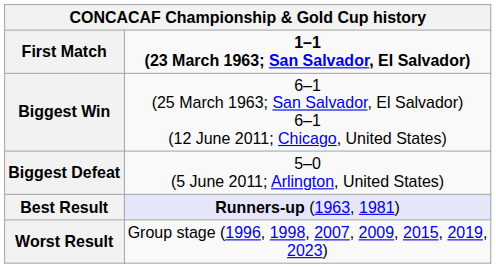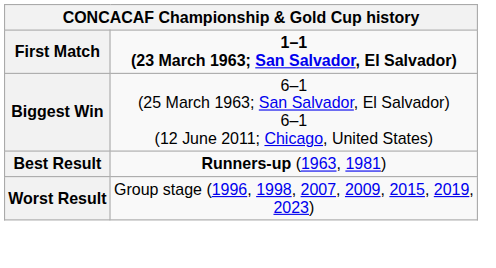- row: (64, 173)
(308, 207) lavender background -> (294, 164) no background
